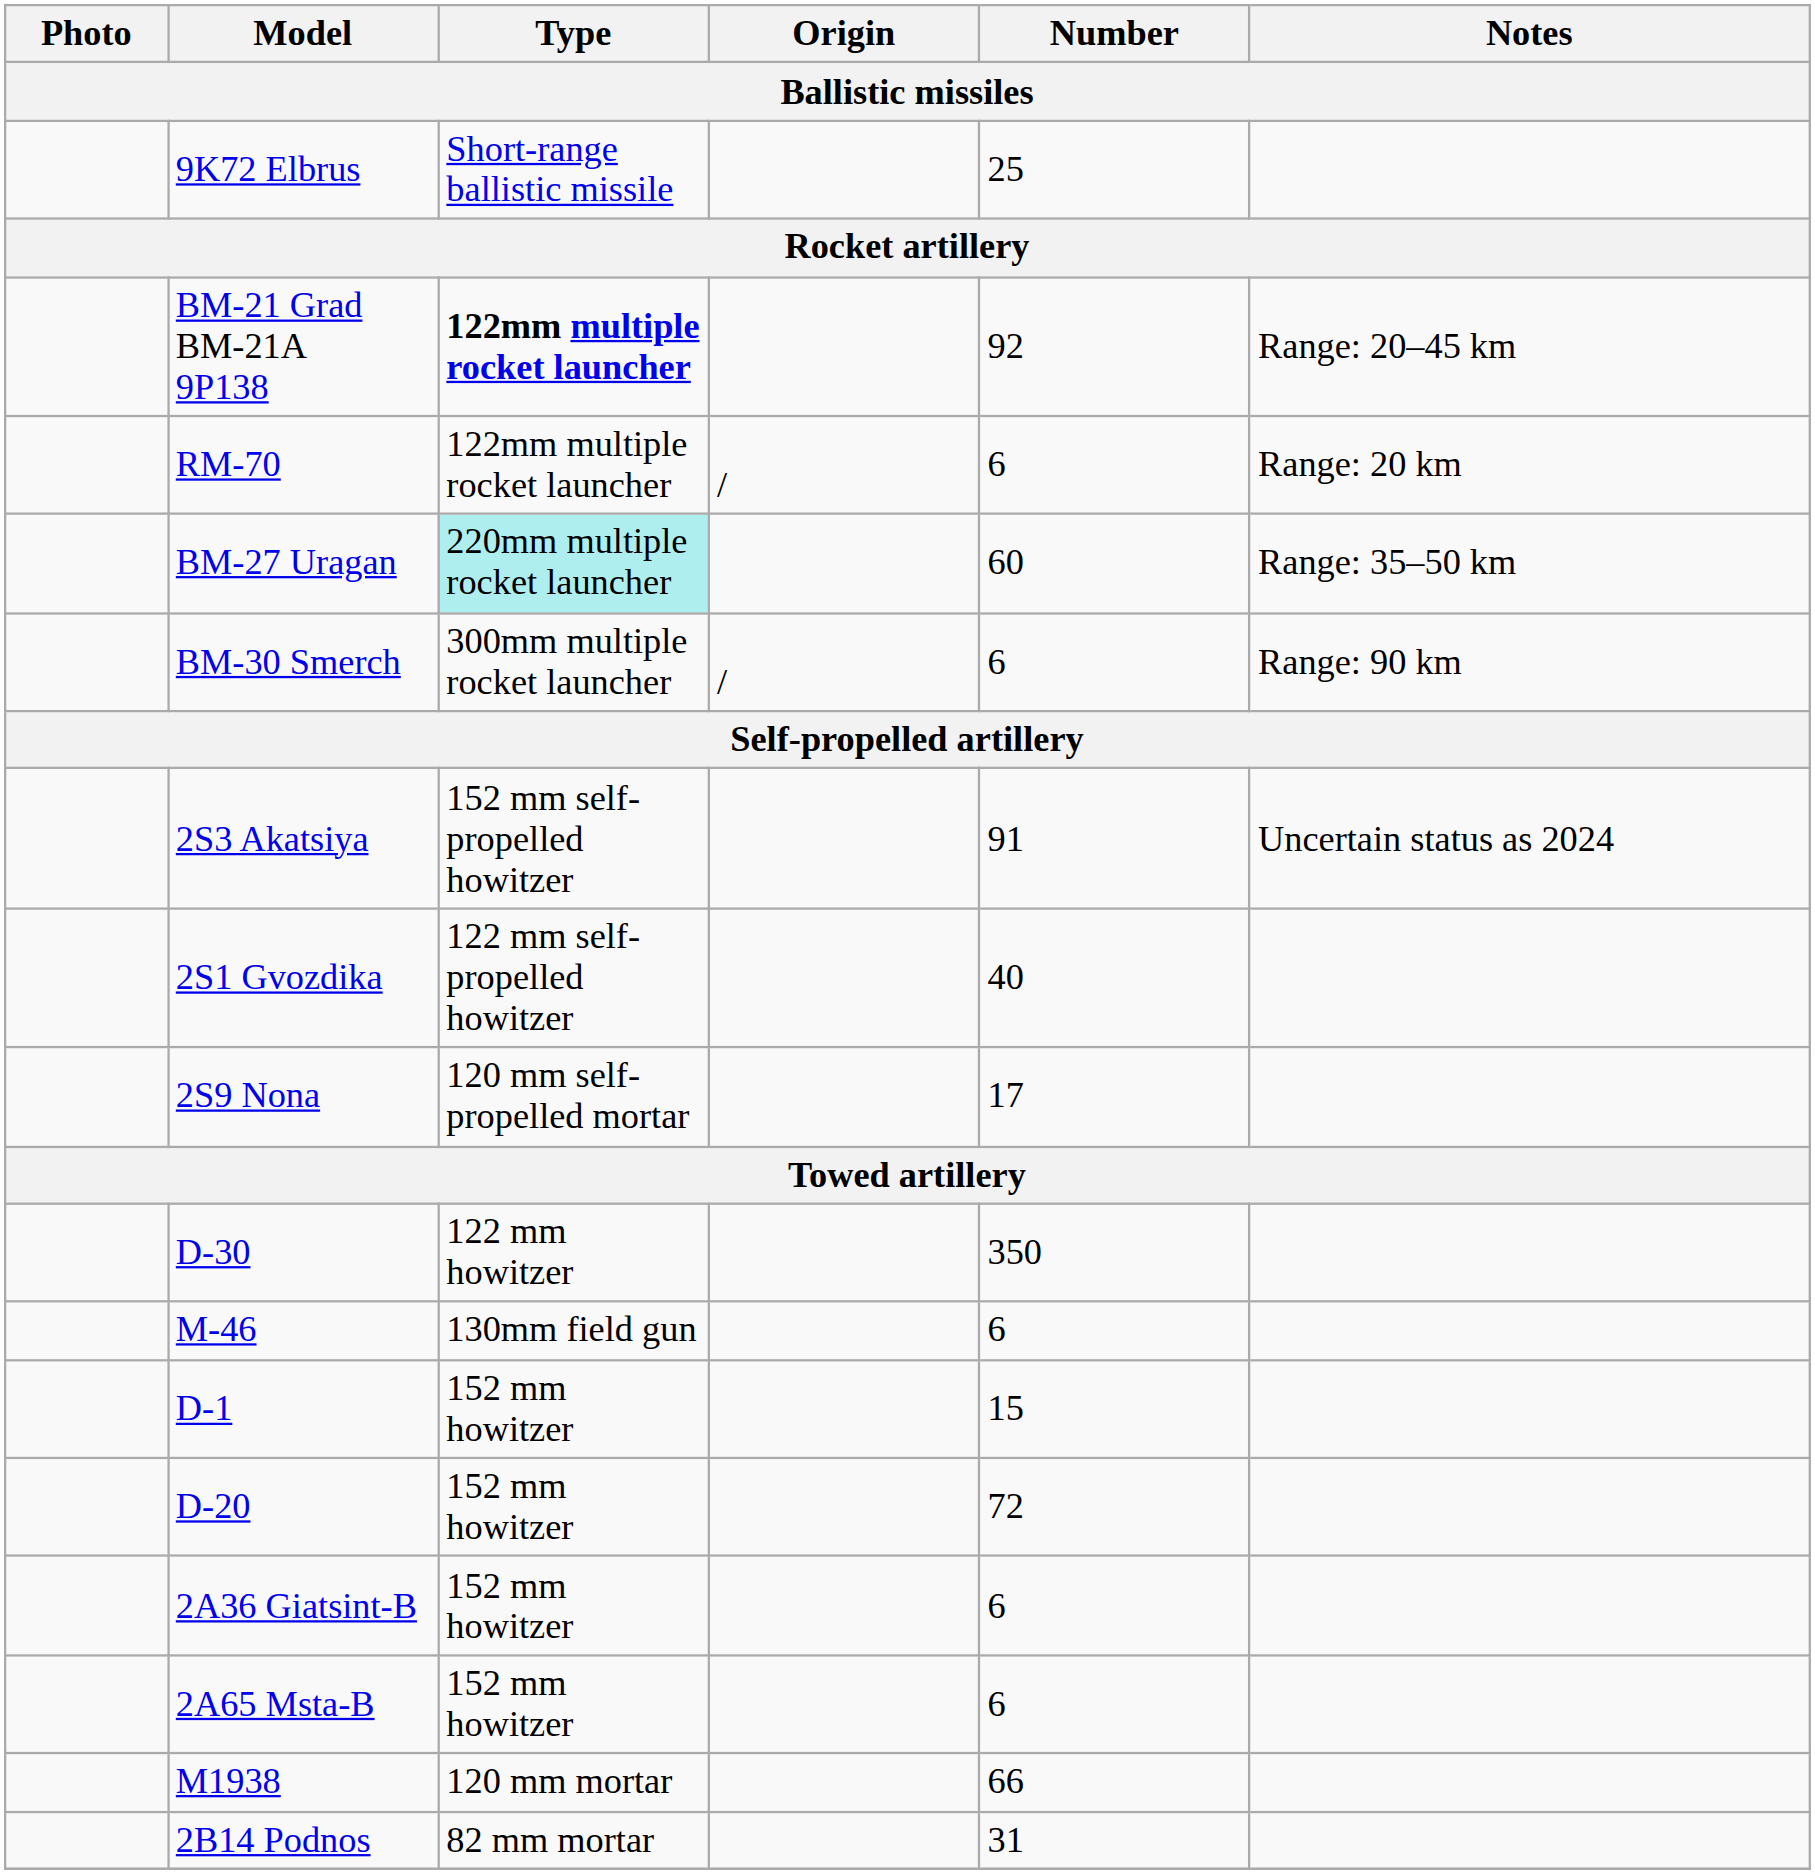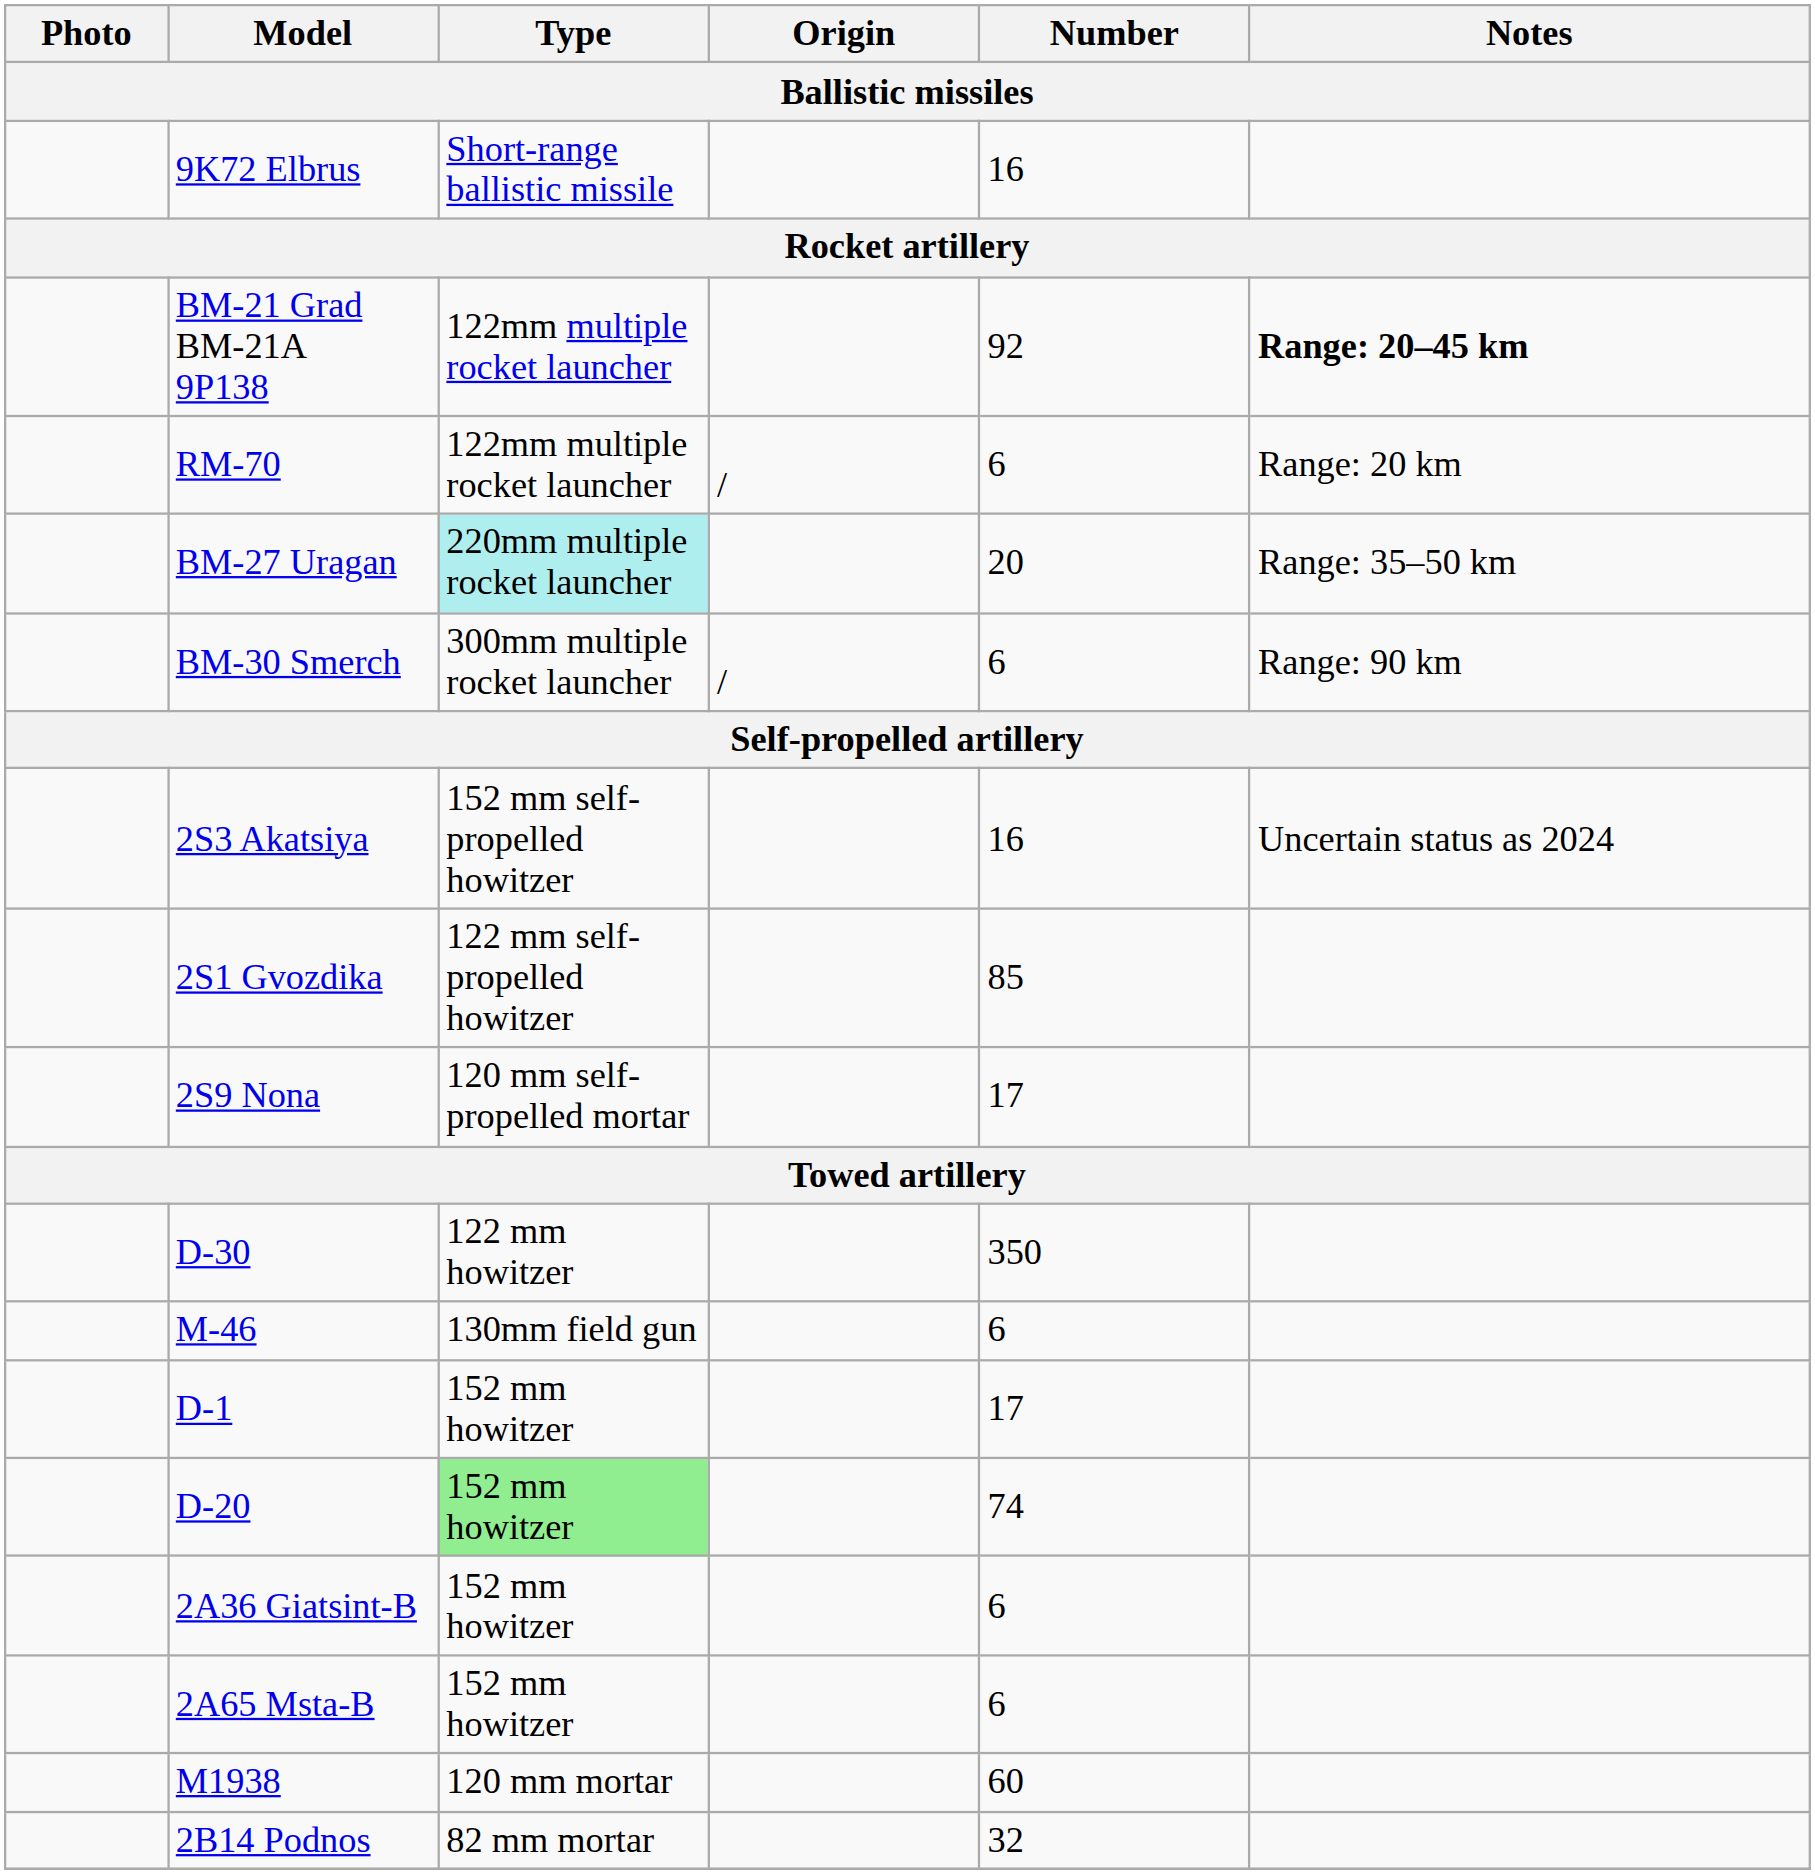(1006, 168) 25 -> (1006, 168) 16
(573, 345) bold -> (567, 345) normal
(1387, 345) normal -> (1393, 345) bold
(1006, 562) 60 -> (1006, 562) 20
(1006, 837) 91 -> (1006, 837) 16
(1006, 977) 40 -> (1006, 977) 85
(1006, 1408) 15 -> (1006, 1408) 17
(510, 1506) no background -> (510, 1506) lightgreen background
(1006, 1506) 72 -> (1006, 1506) 74
(1006, 1781) 66 -> (1006, 1781) 60
(1006, 1839) 31 -> (1006, 1839) 32
